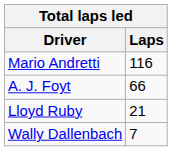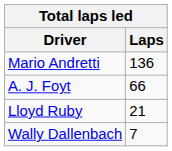(141, 63) 116 -> (142, 63) 136
